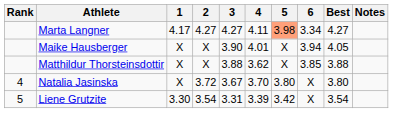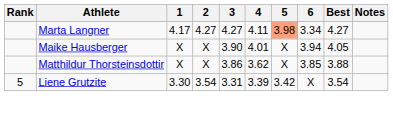(232, 64) 3.88 -> (232, 64) 3.86
- row: (78, 82)
